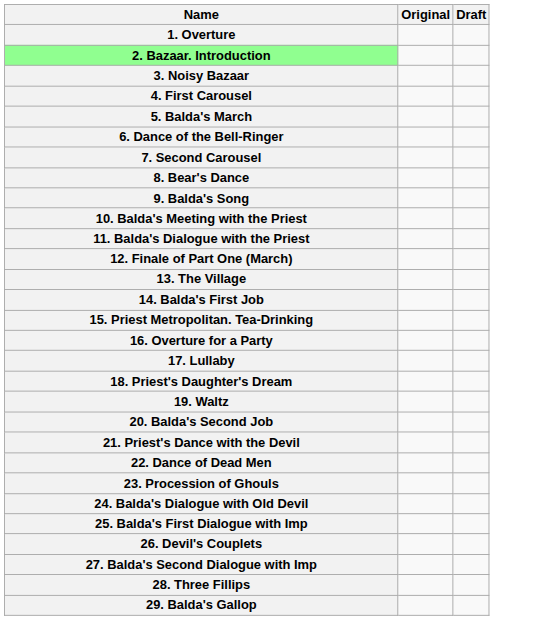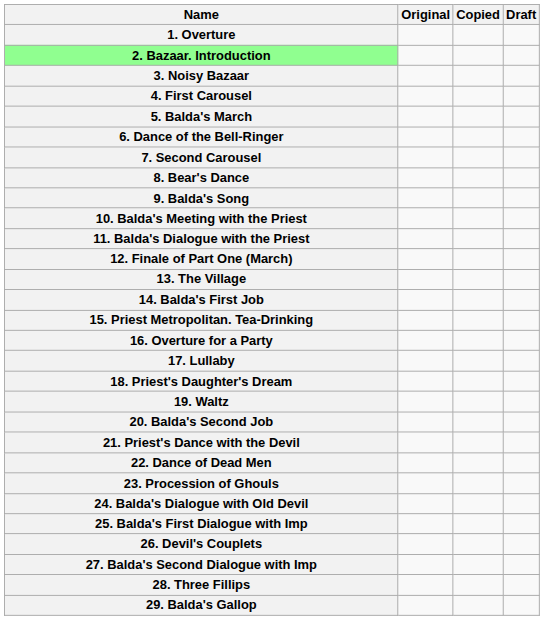+ column: (478, 14)
